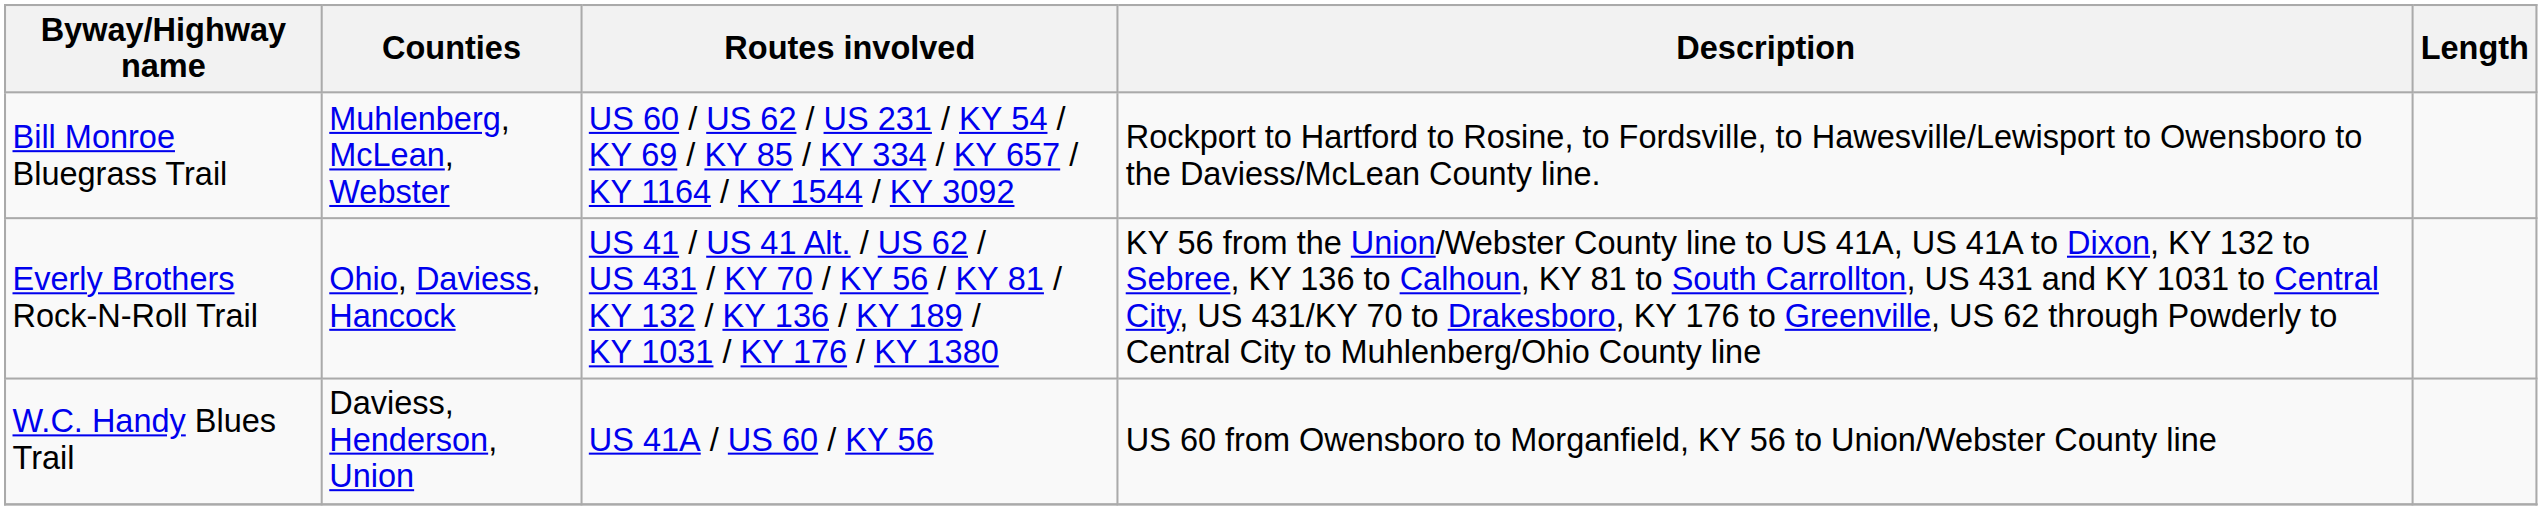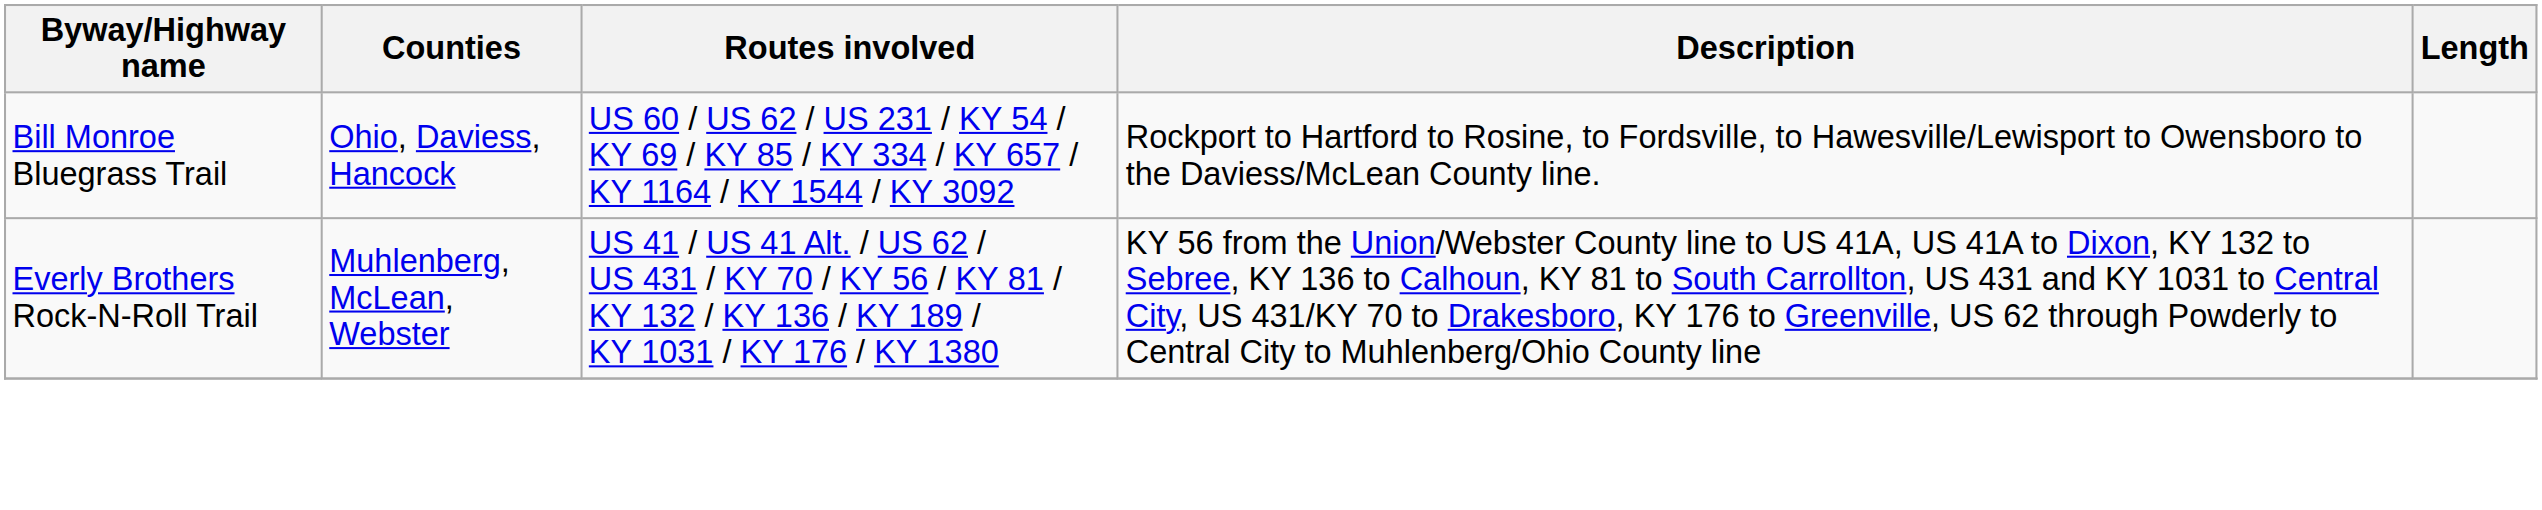(420, 154) Muhlenberg, McLean, Webster -> (435, 154) Ohio, Daviess, Hancock
(435, 297) Ohio, Daviess, Hancock -> (420, 297) Muhlenberg, McLean, Webster
- row: (144, 440)
